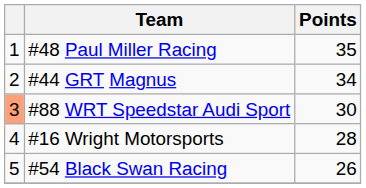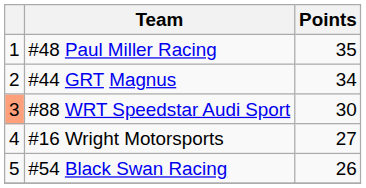(346, 139) 28 -> (346, 139) 27
